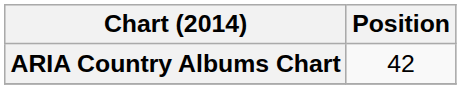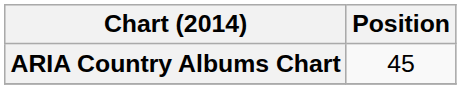(401, 63) 42 -> (401, 63) 45
